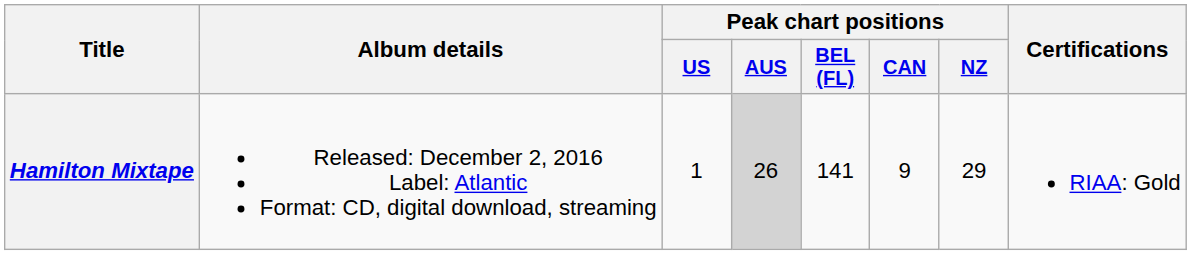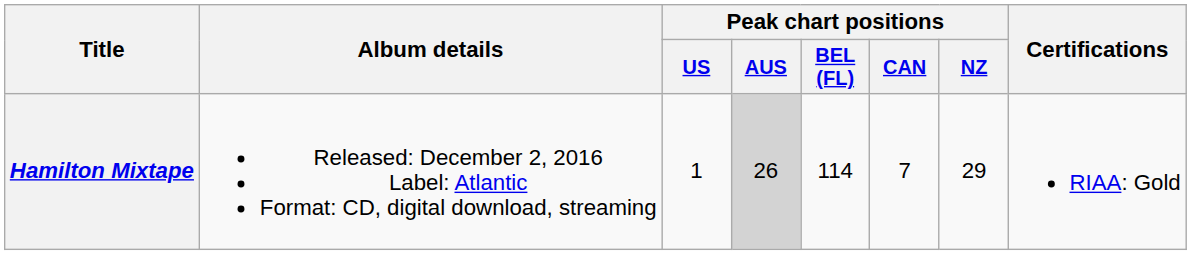(835, 171) 141 -> (835, 171) 114
(905, 171) 9 -> (905, 171) 7
